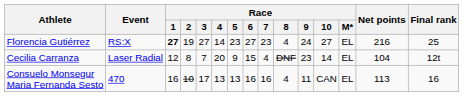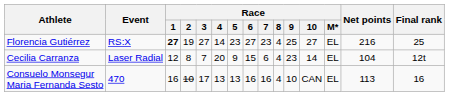(306, 43) 24 -> (291, 43) 25
(266, 58) 4 -> (266, 58) 6
(286, 58) DNF -> (279, 58) 4
(306, 79) 11 -> (291, 79) 10
